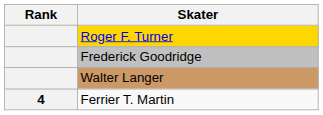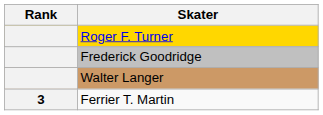(41, 99) 4 -> (41, 99) 3
